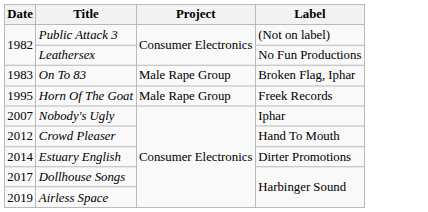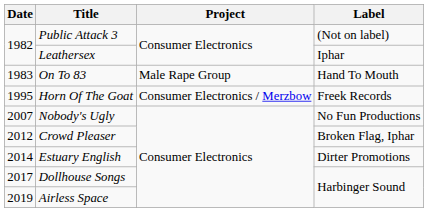(310, 55) No Fun Productions -> (331, 55) Iphar
(307, 75) Broken Flag, Iphar -> (358, 75) Hand To Mouth
(185, 95) Male Rape Group -> (225, 95) Consumer Electronics / Merzbow
(272, 116) Iphar -> (369, 116) No Fun Productions
(299, 136) Hand To Mouth -> (366, 136) Broken Flag, Iphar
